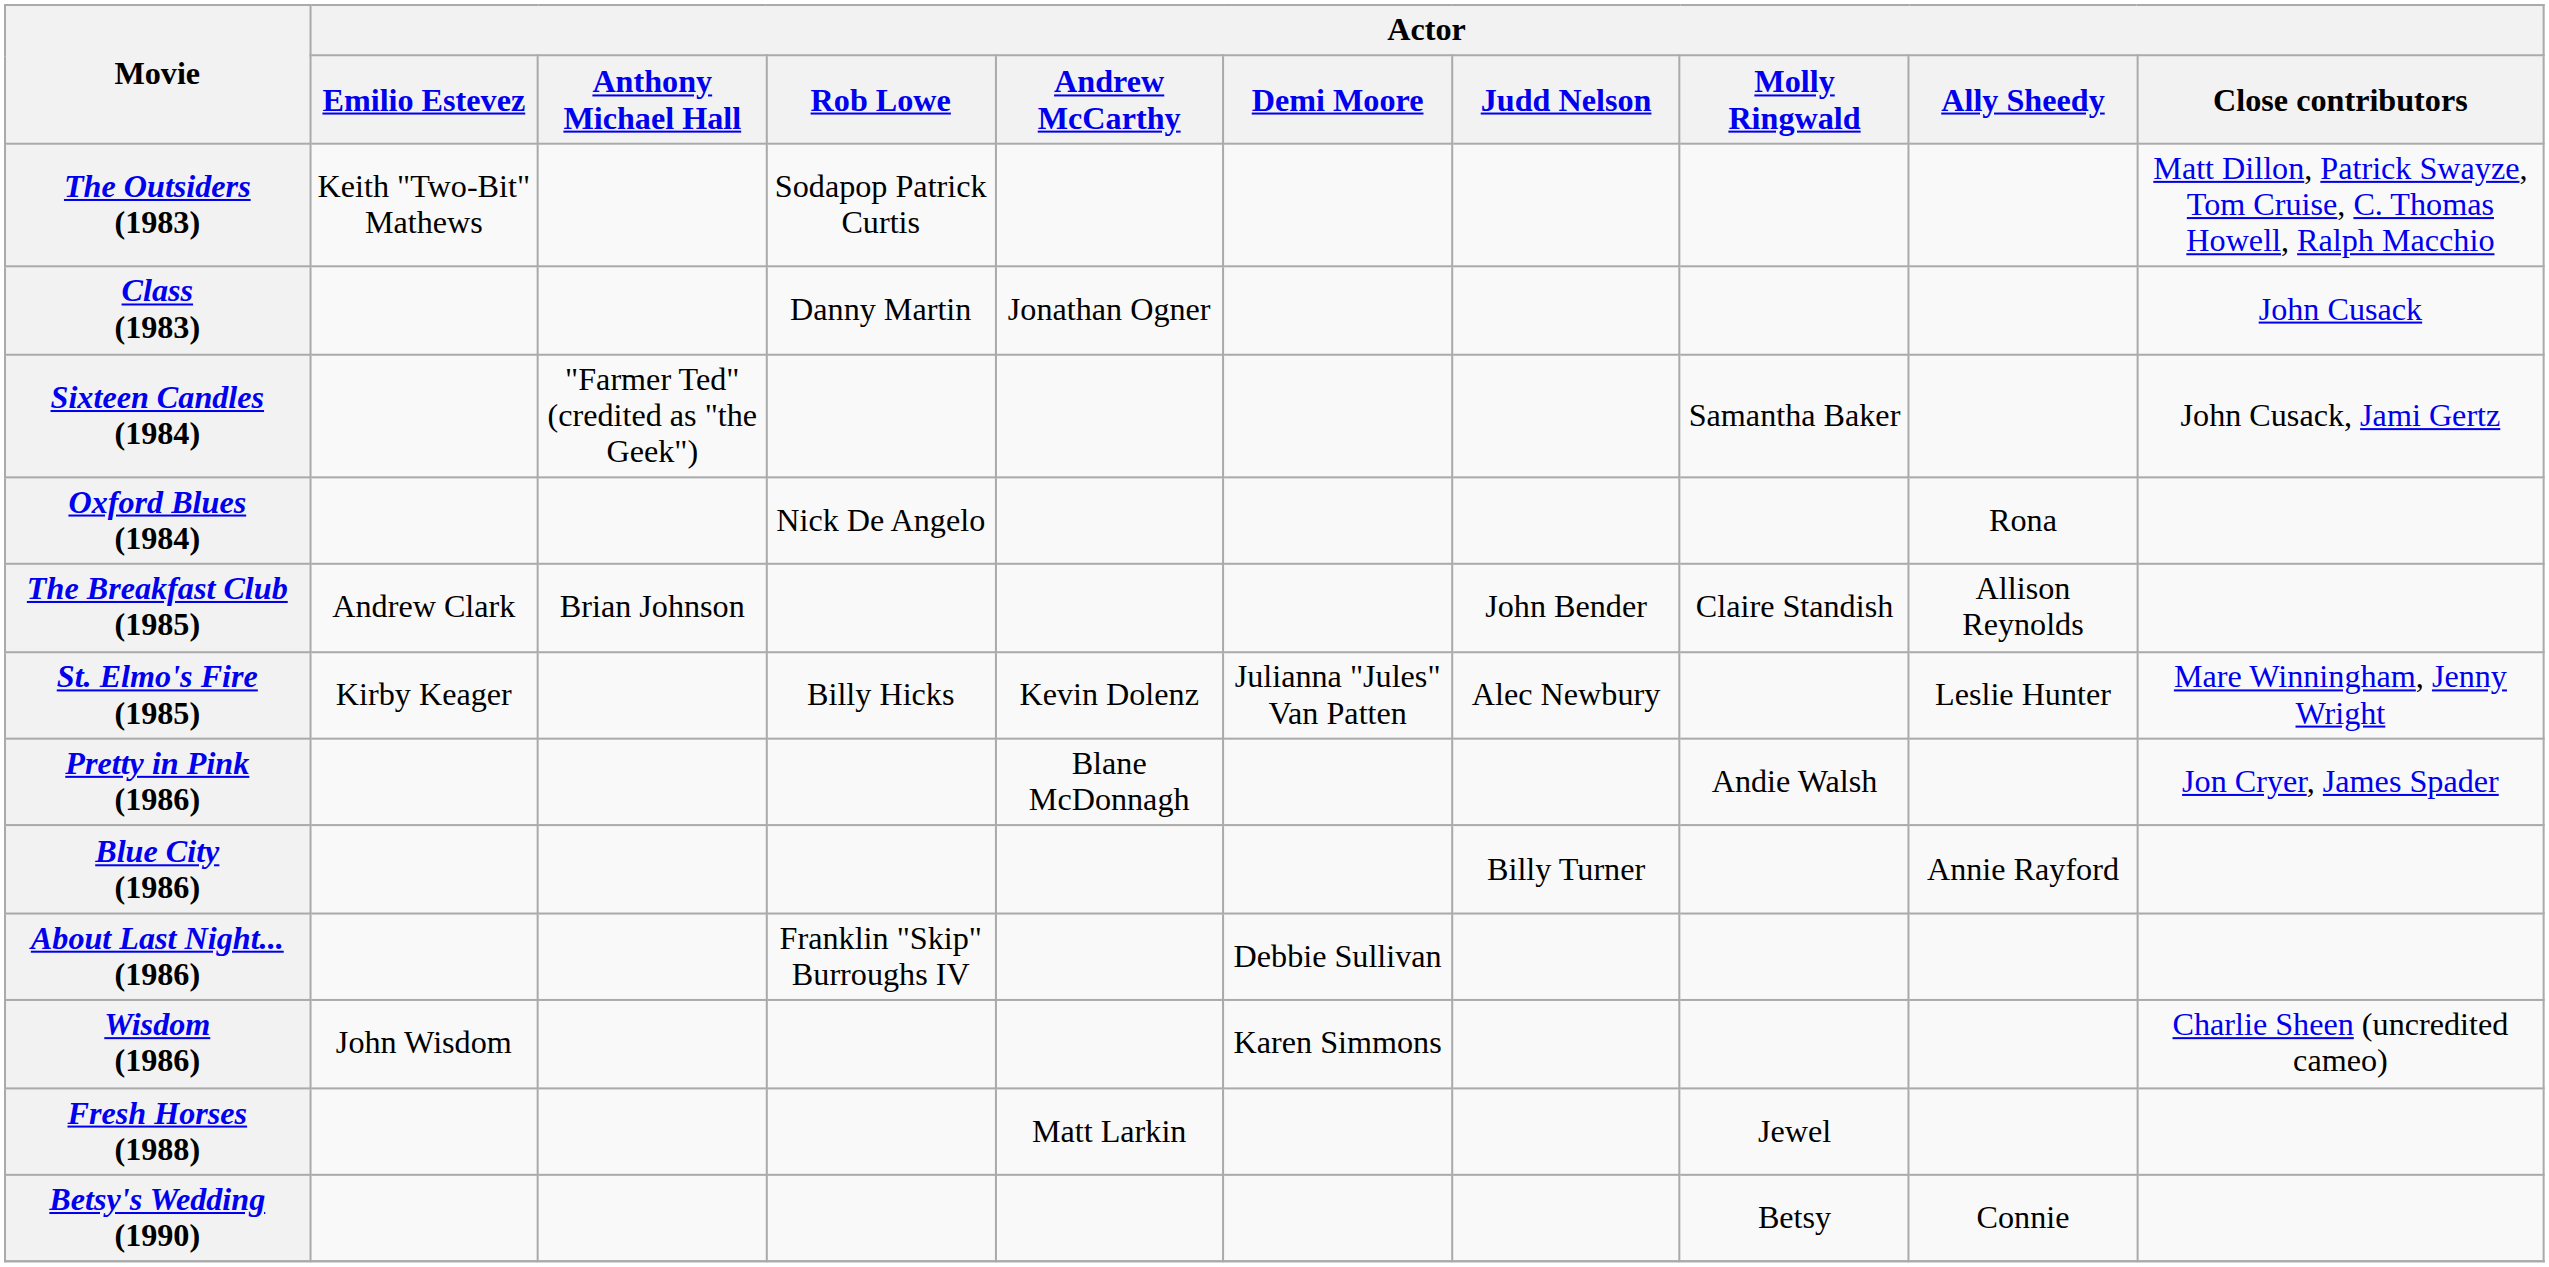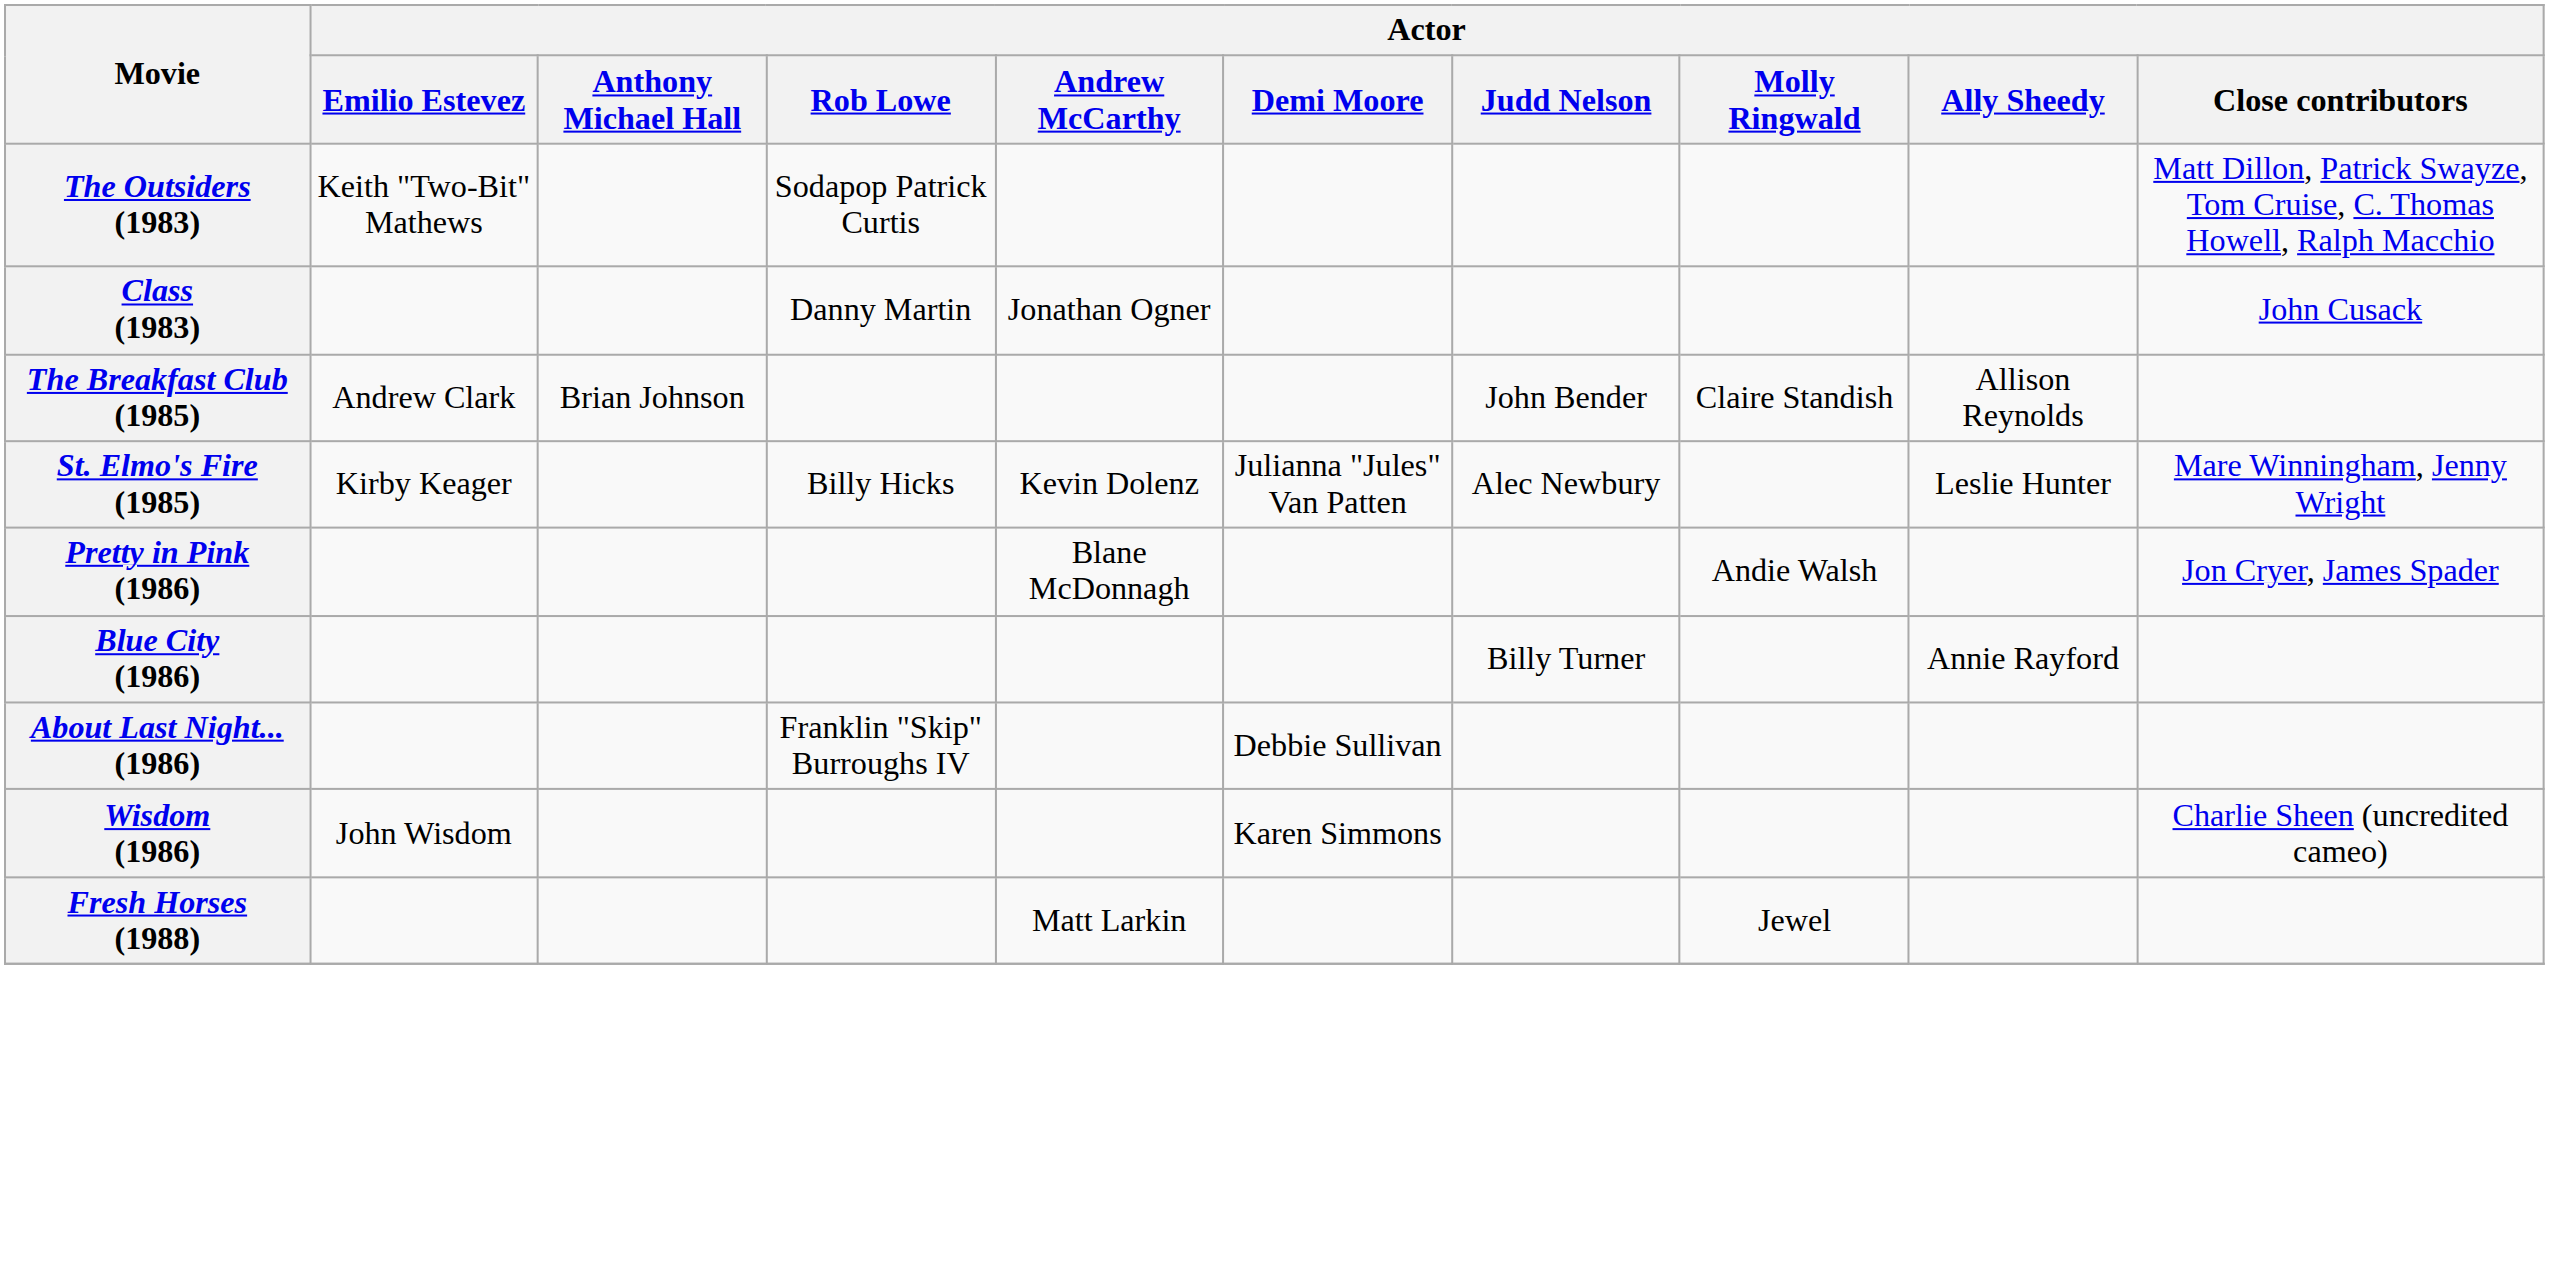- row: (157, 414)
- row: (157, 520)
- row: (157, 1217)
